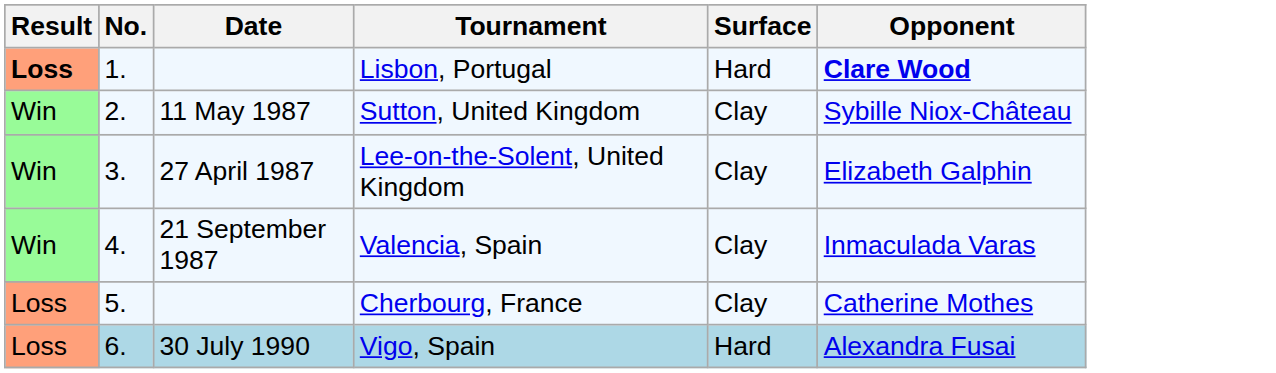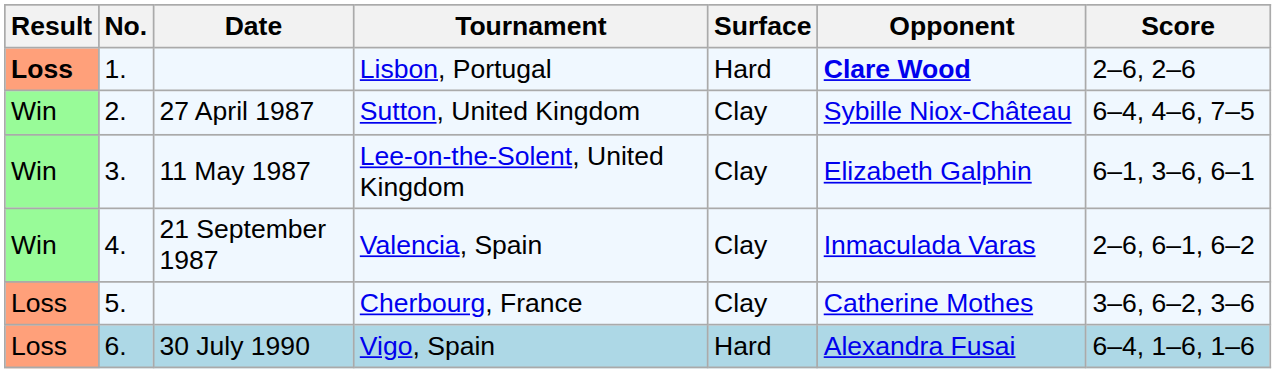+ column: (1178, 25)
(235, 111) 11 May 1987 -> (237, 111) 27 April 1987
(237, 170) 27 April 1987 -> (235, 170) 11 May 1987
